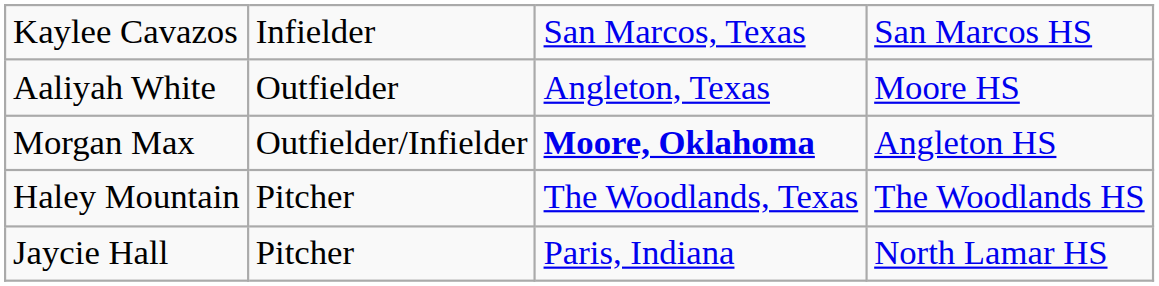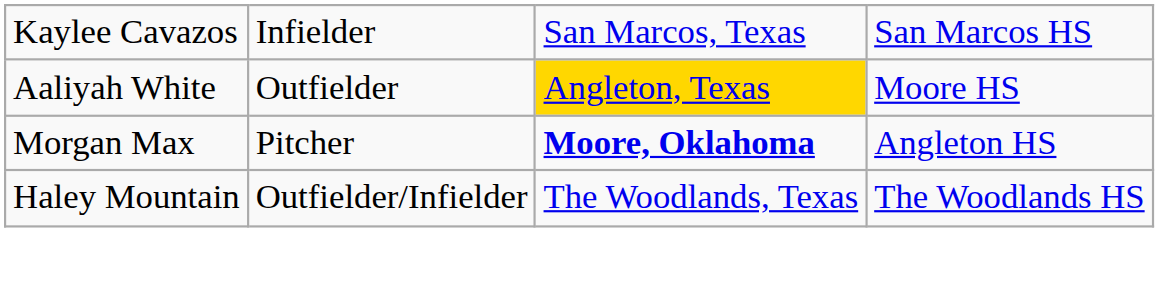(657, 87) no background -> (657, 87) gold background
(392, 142) Outfielder/Infielder -> (305, 142) Pitcher
(305, 197) Pitcher -> (392, 197) Outfielder/Infielder
- row: (91, 252)
